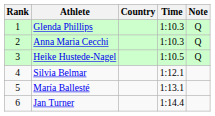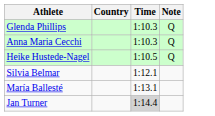- column: (18, 12)
(172, 103) no background -> (145, 103) lightgrey background
